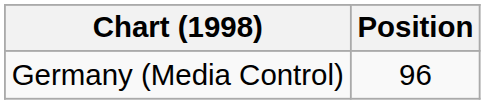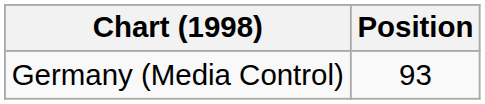(415, 74) 96 -> (415, 74) 93
